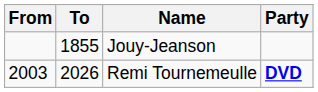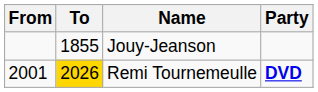(28, 73) 2003 -> (28, 73) 2001
(80, 73) no background -> (80, 73) gold background
